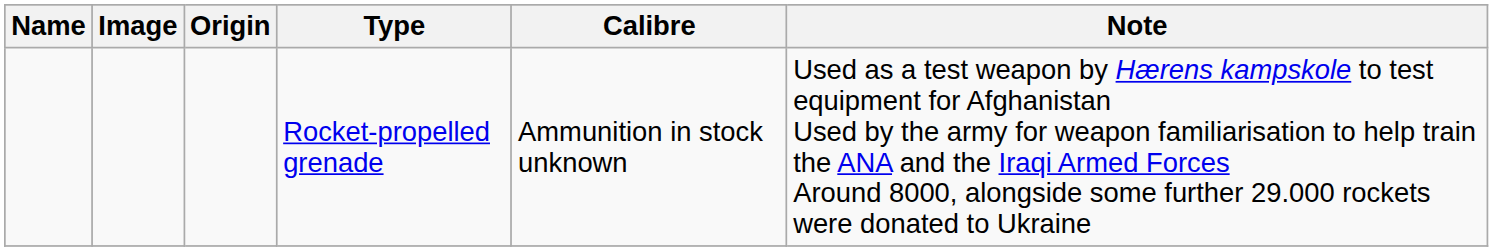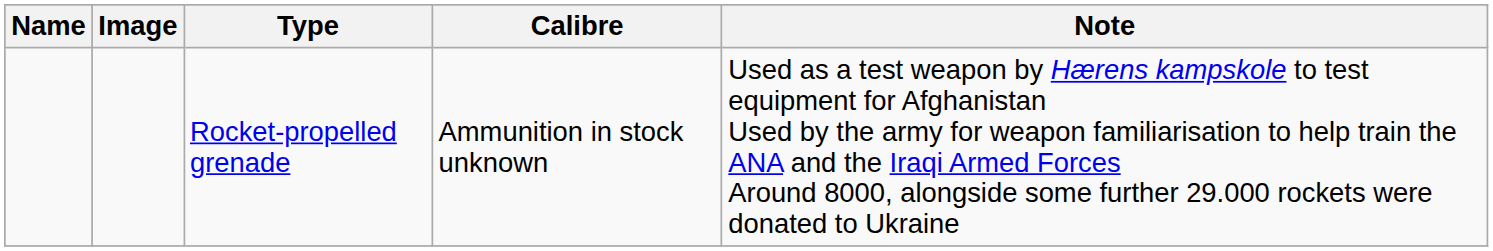- column: (230, 26)
